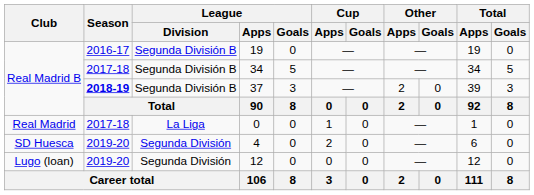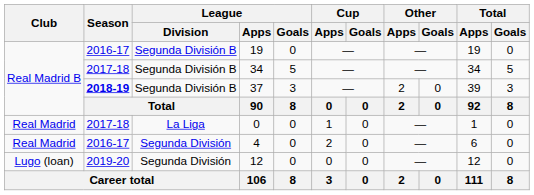(44, 143) SD Huesca -> (44, 143) Real Madrid
(108, 143) 2019-20 -> (108, 143) 2016-17
